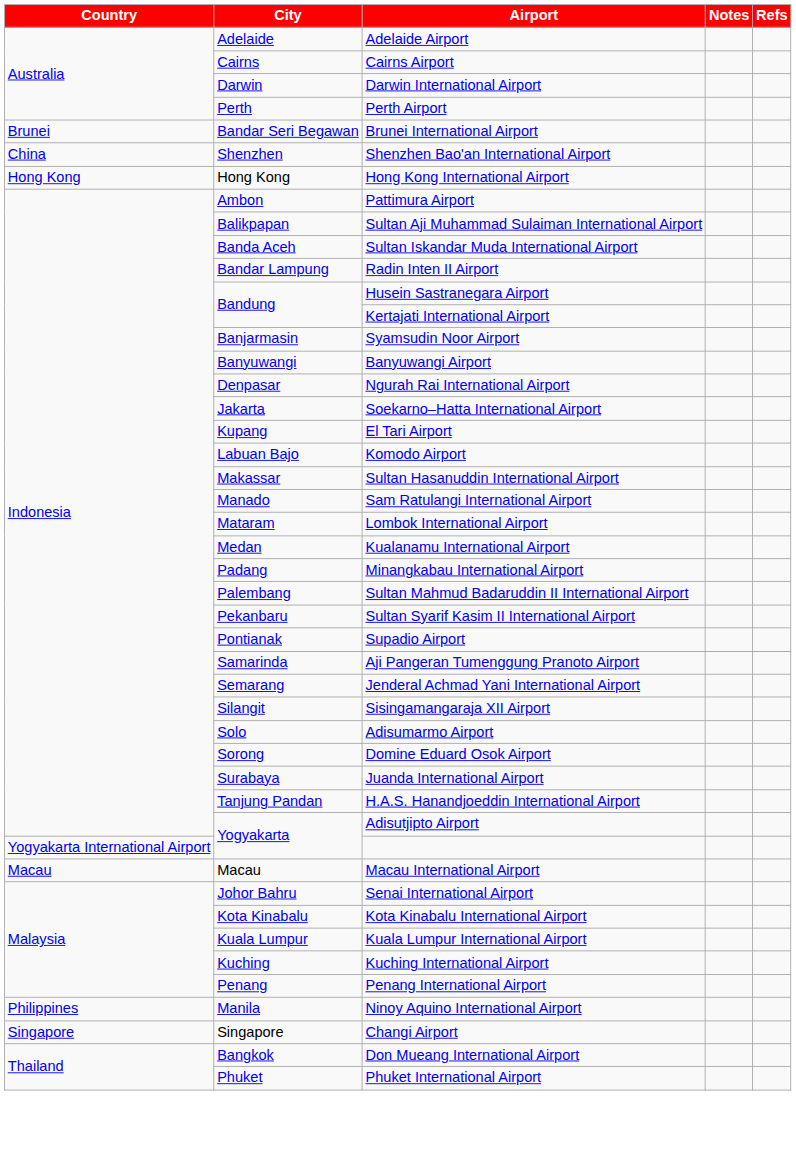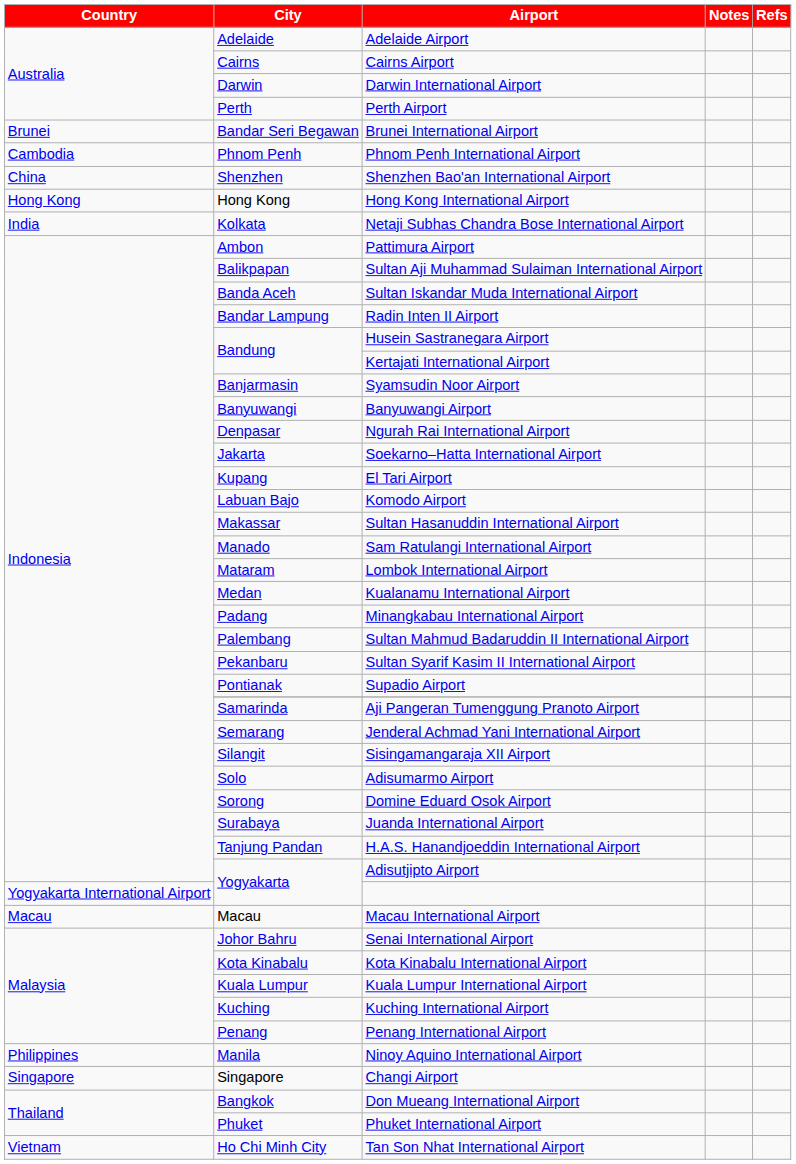+ row: (259, 154)
+ row: (241, 223)
+ row: (272, 1147)
